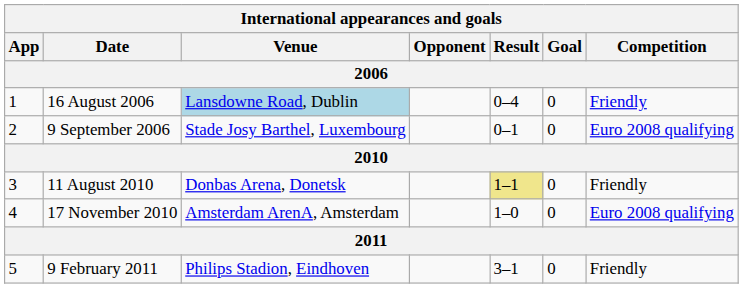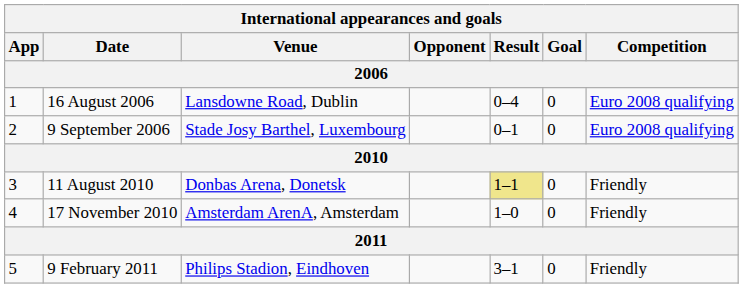(272, 102) lightblue background -> (272, 102) no background
(618, 102) Friendly -> (662, 102) Euro 2008 qualifying
(662, 213) Euro 2008 qualifying -> (618, 213) Friendly
